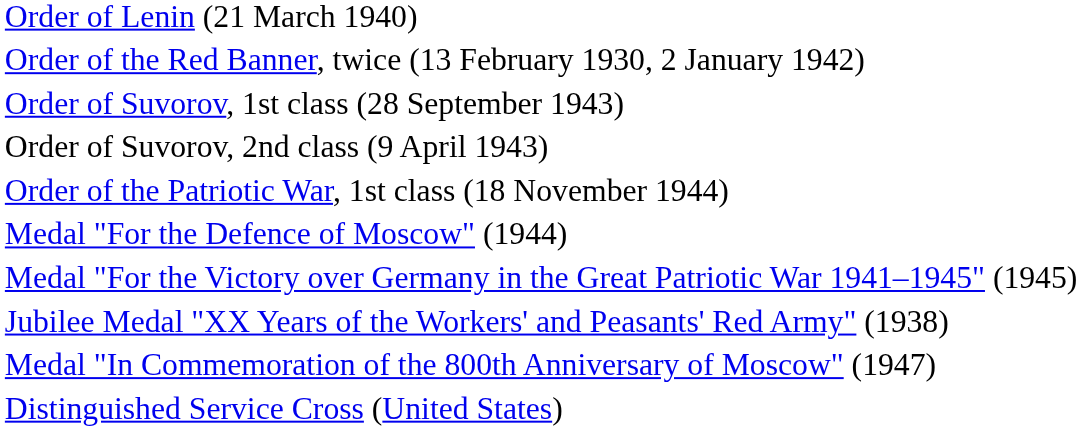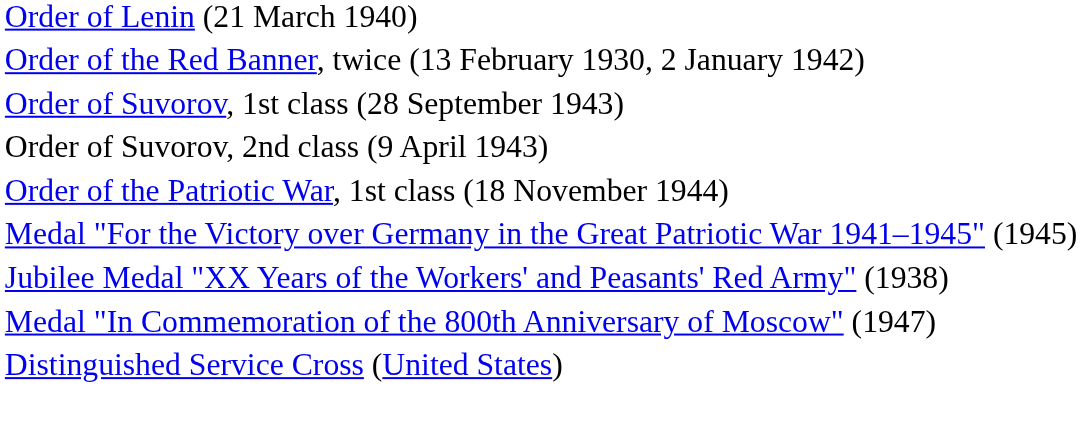- row: (286, 234)
